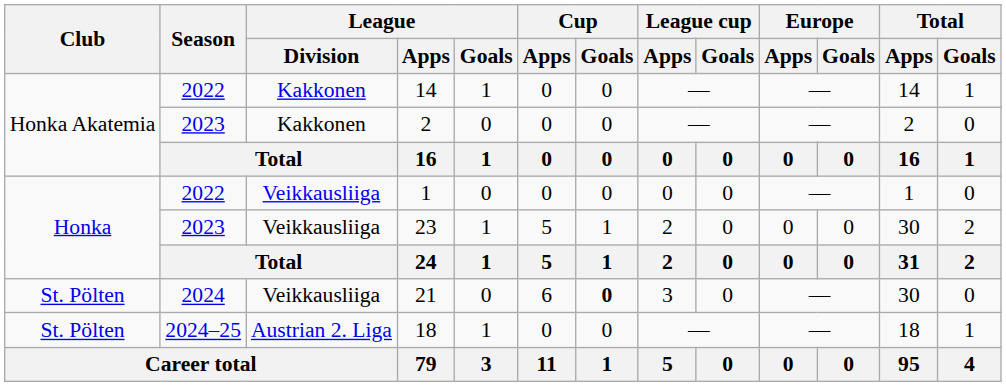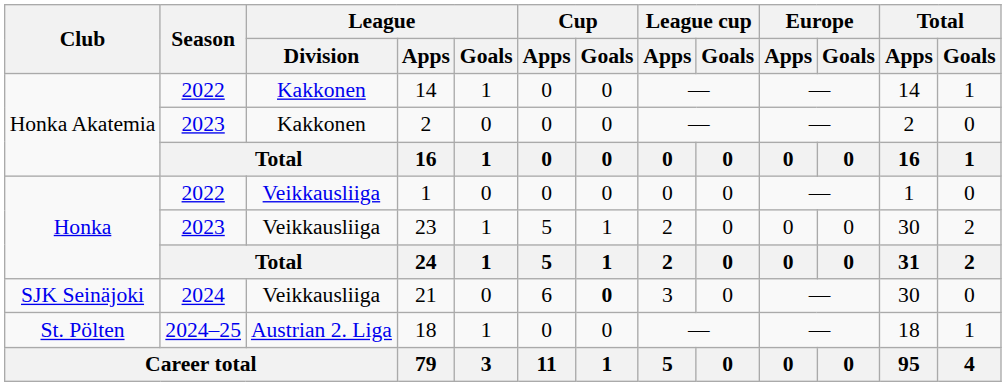(83, 295) St. Pölten -> (83, 295) SJK Seinäjoki
